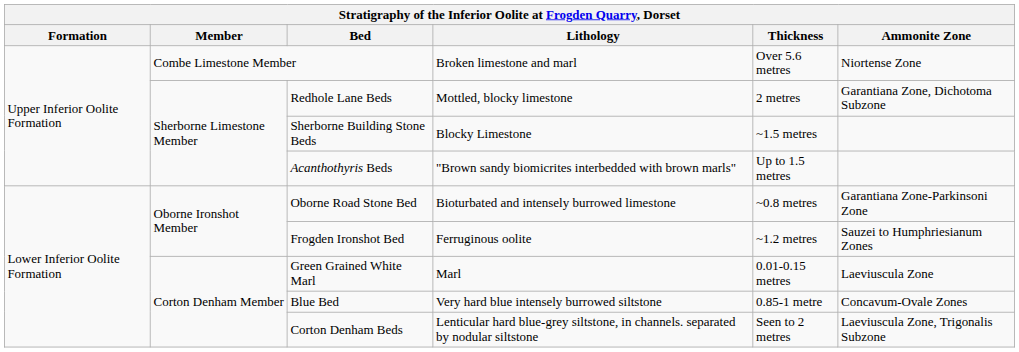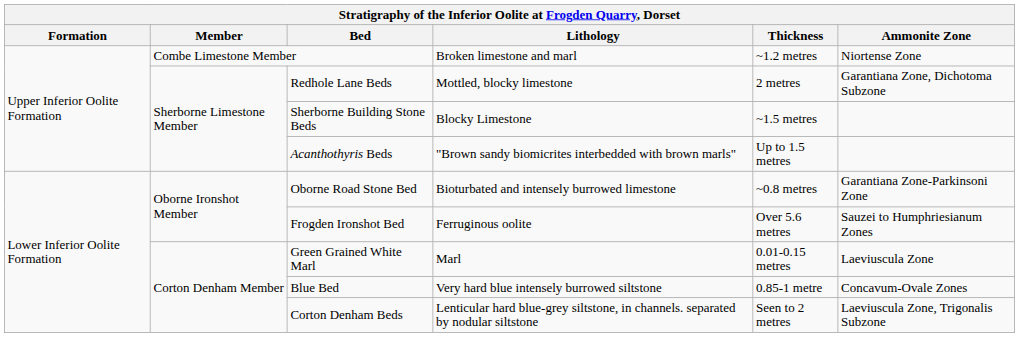(779, 63) Over 5.6 metres -> (787, 55) ~1.2 metres
(787, 238) ~1.2 metres -> (779, 224) Over 5.6 metres
